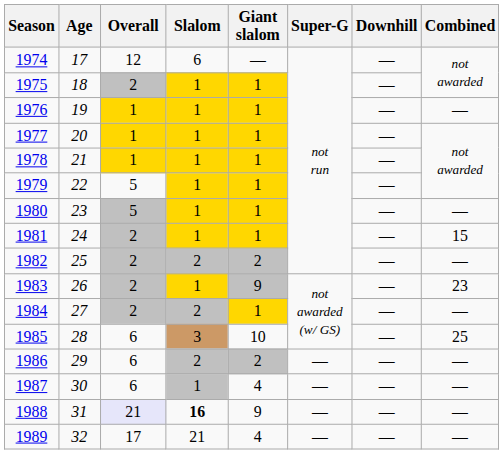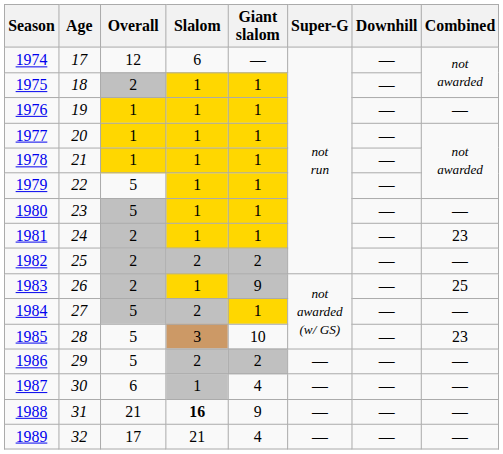(460, 235) 15 -> (460, 235) 23
(460, 286) 23 -> (460, 286) 25
(133, 311) 2 -> (133, 311) 5
(133, 336) 6 -> (133, 336) 5
(460, 336) 25 -> (460, 336) 23
(133, 361) 6 -> (133, 361) 5
(133, 411) lavender background -> (133, 411) no background
